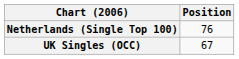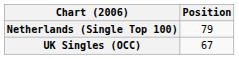(207, 29) 76 -> (207, 29) 79
